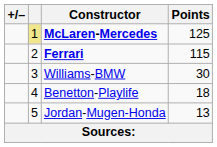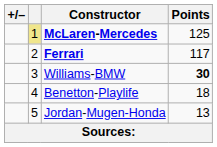(200, 53) 115 -> (200, 53) 117
(203, 73) normal -> (203, 73) bold
